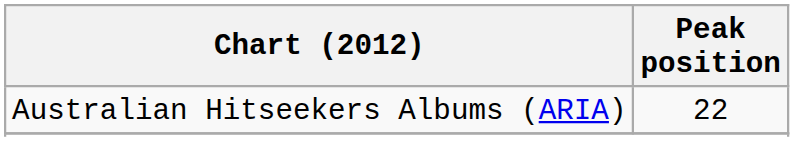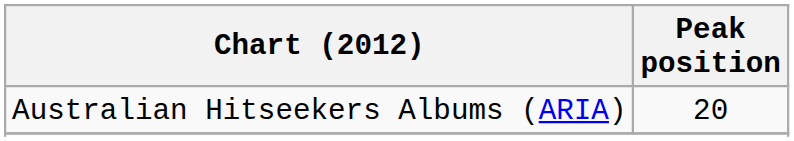(711, 110) 22 -> (711, 110) 20
